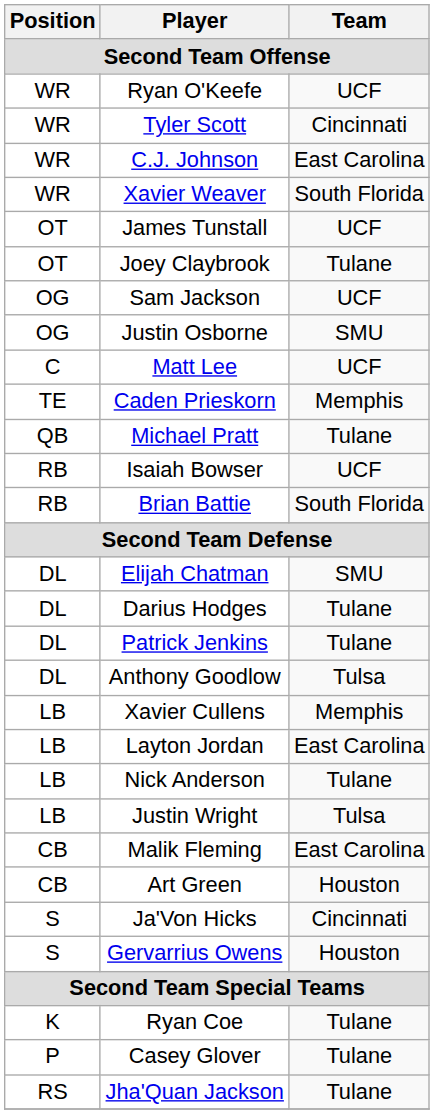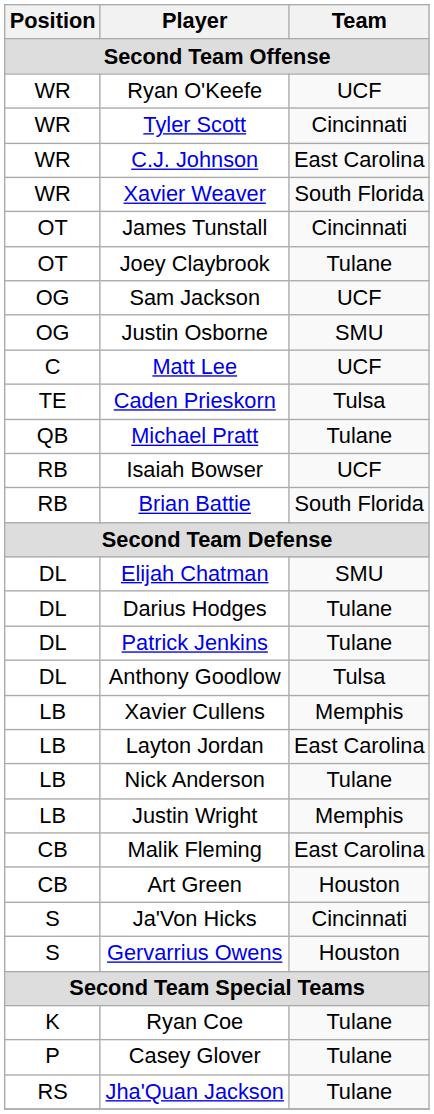(359, 228) UCF -> (359, 228) Cincinnati
(359, 401) Memphis -> (359, 401) Tulsa
(359, 815) Tulsa -> (359, 815) Memphis
